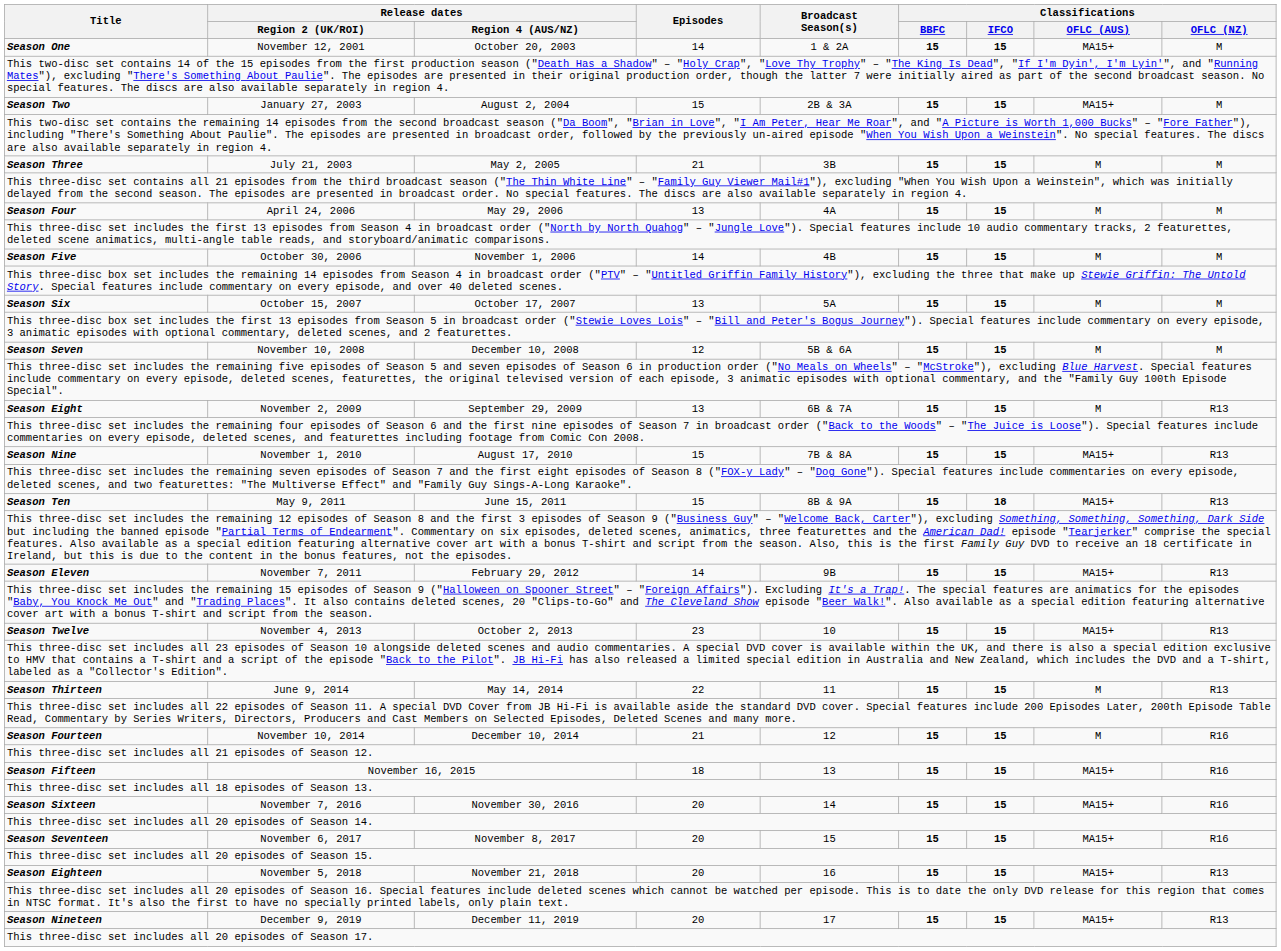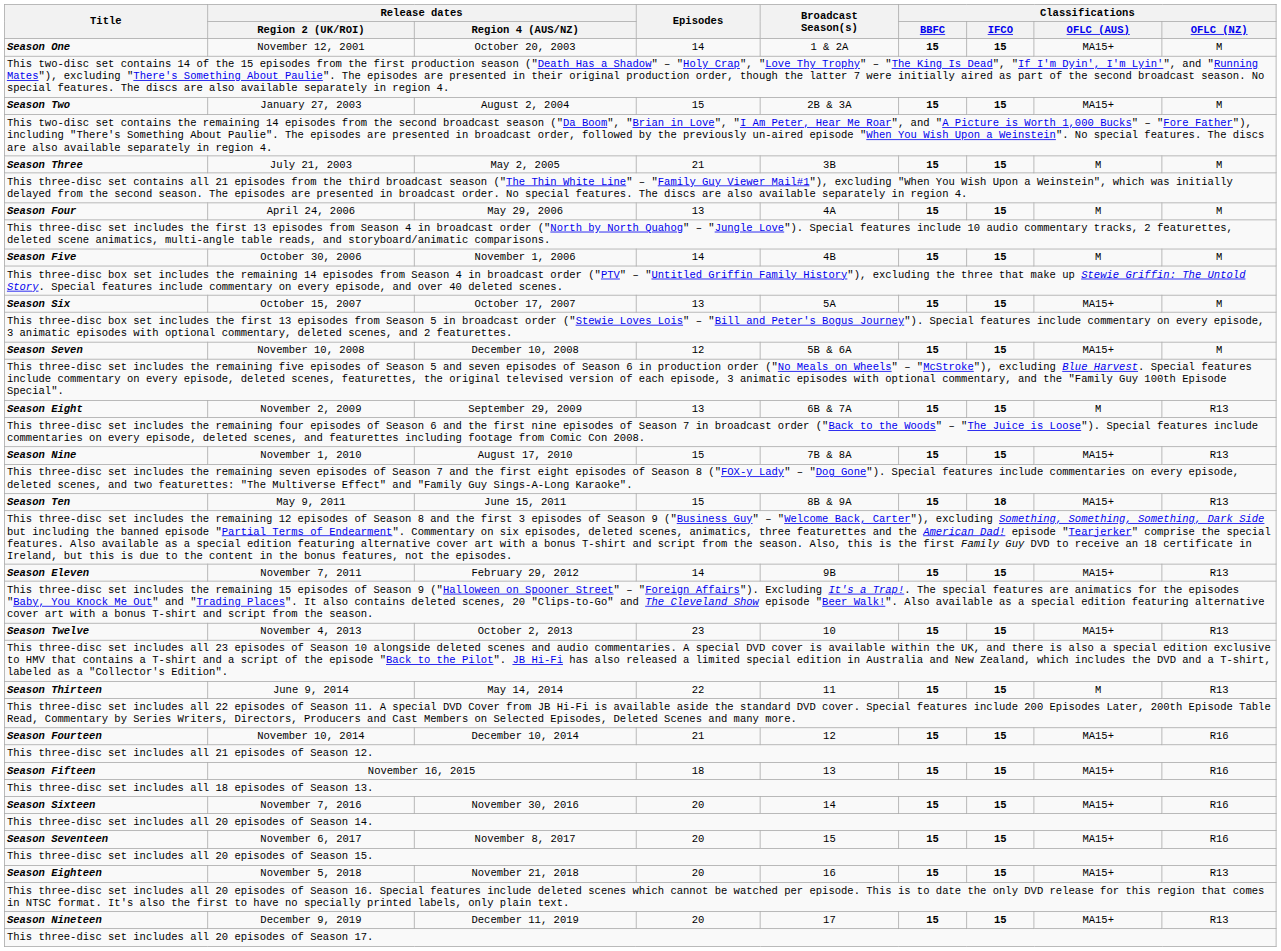(1098, 304) M -> (1098, 304) MA15+
(1098, 350) M -> (1098, 350) MA15+
(1098, 737) M -> (1098, 737) MA15+
